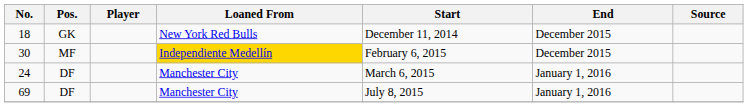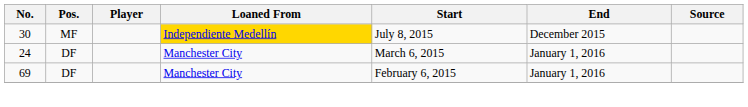- row: (24, 34)
(406, 53) February 6, 2015 -> (404, 34) July 8, 2015
(394, 92) July 8, 2015 -> (415, 73) February 6, 2015
